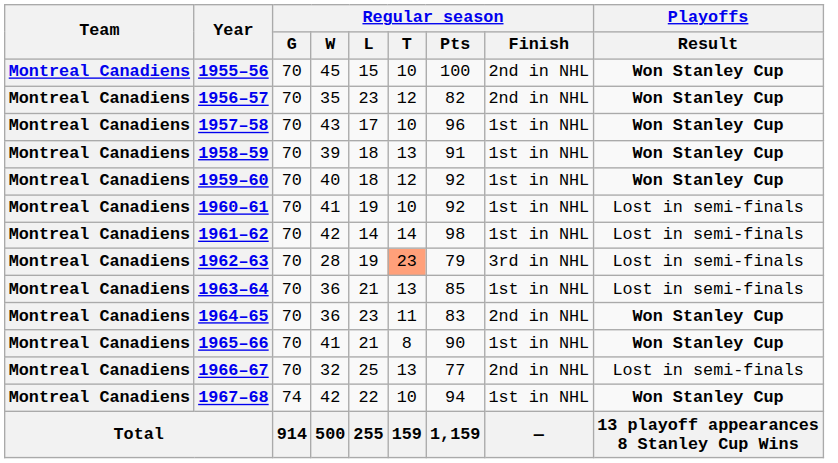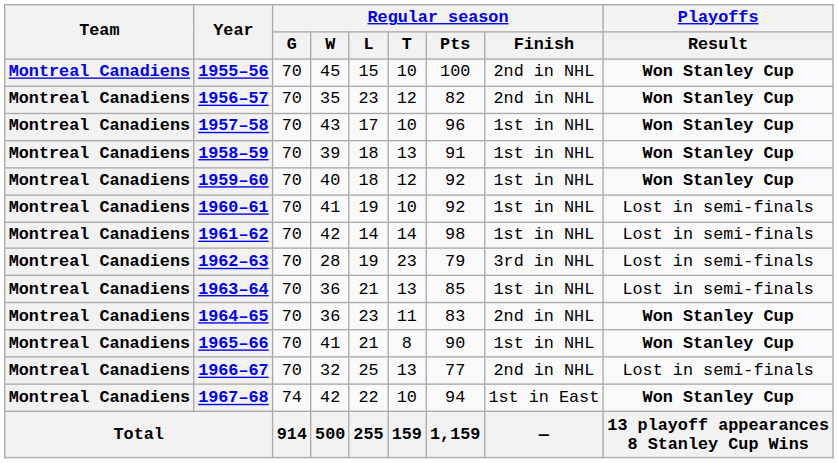(407, 263) lightsalmon background -> (407, 263) no background
(539, 398) 1st in NHL -> (544, 398) 1st in East
